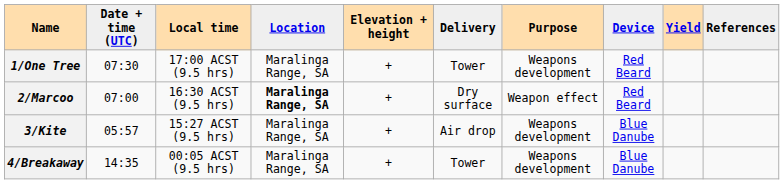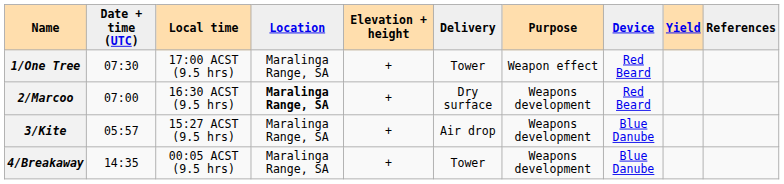(553, 66) Weapons development -> (553, 66) Weapon effect
(553, 98) Weapon effect -> (553, 98) Weapons development
